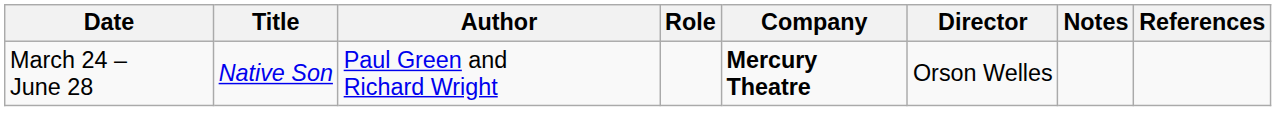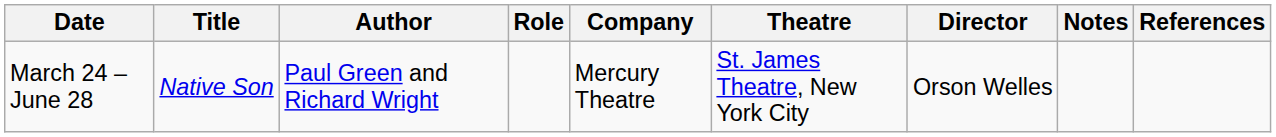+ column: (809, 23)
(772, 73) bold -> (617, 86) normal
